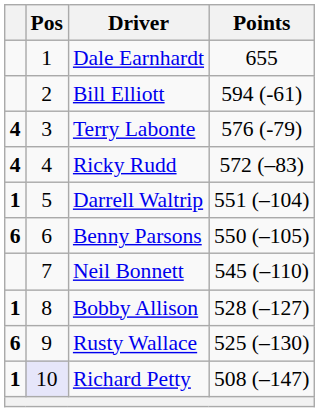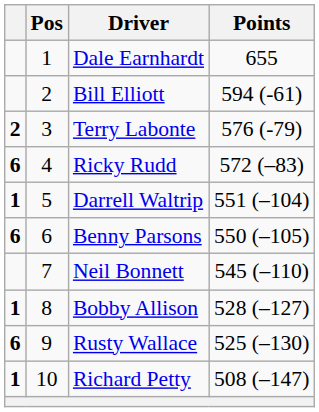(15, 129) 4 -> (15, 129) 2
(15, 164) 4 -> (15, 164) 6
(47, 378) lavender background -> (47, 378) no background
